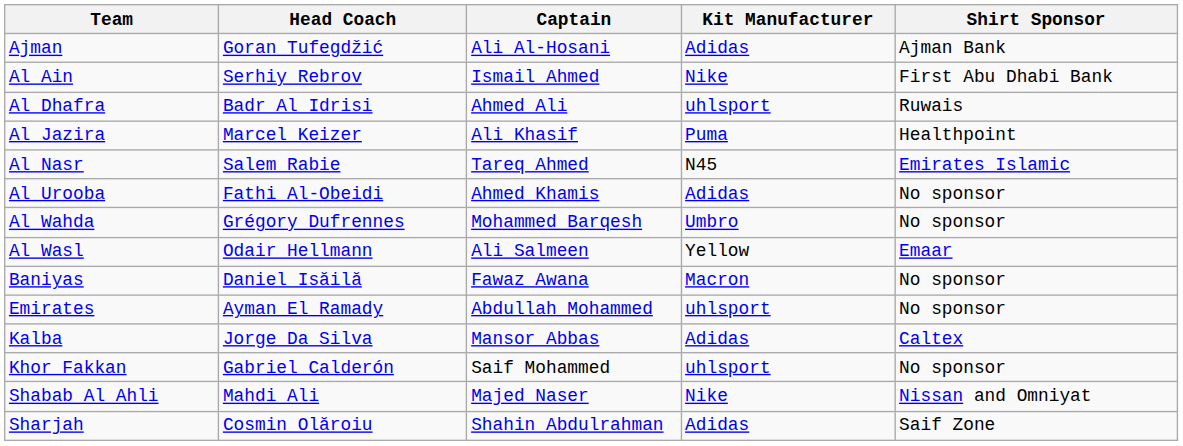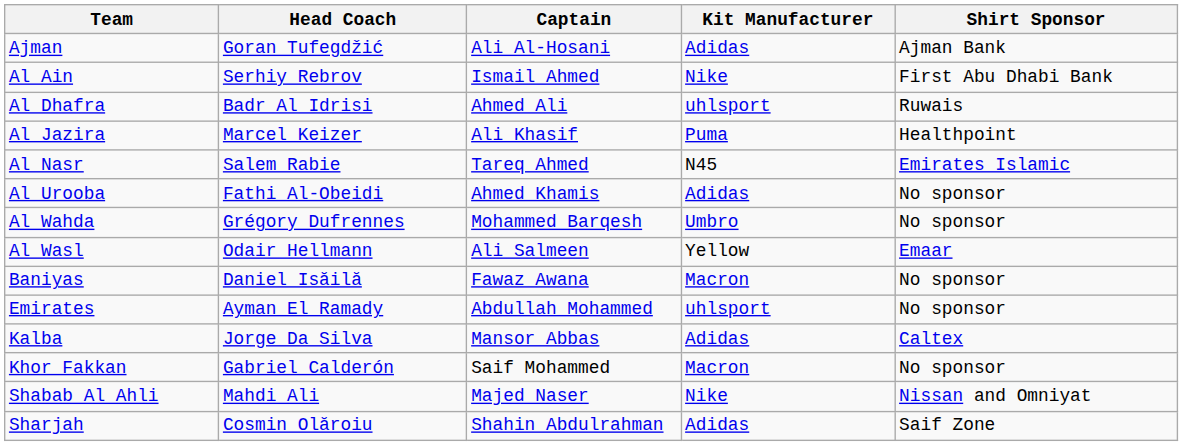(728, 368) uhlsport -> (717, 368) Macron
